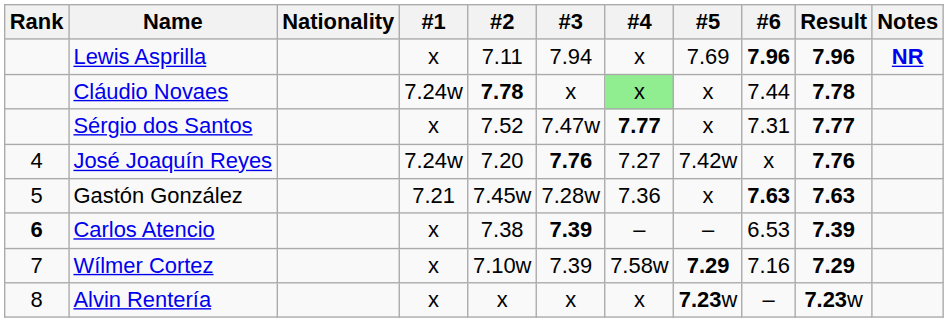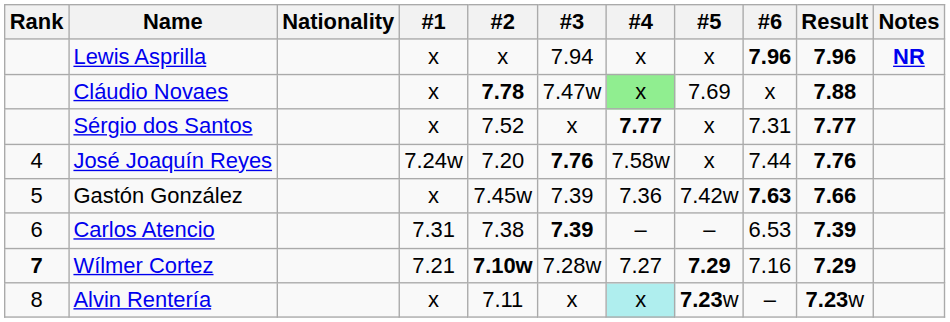(502, 56) 7.11 -> (503, 56) x
(708, 56) 7.69 -> (709, 56) x
(434, 91) 7.24w -> (434, 91) x
(571, 91) x -> (572, 91) 7.47w
(708, 91) x -> (709, 91) 7.69
(769, 91) 7.44 -> (770, 91) x
(834, 91) 7.78 -> (835, 91) 7.88
(571, 126) 7.47w -> (572, 126) x
(639, 160) 7.27 -> (641, 160) 7.58w
(708, 160) 7.42w -> (709, 160) x
(769, 160) x -> (770, 160) 7.44
(434, 195) 7.21 -> (434, 195) x
(571, 195) 7.28w -> (572, 195) 7.39
(708, 195) x -> (709, 195) 7.42w
(834, 195) 7.63 -> (835, 195) 7.66
(37, 230) bold -> (37, 230) normal
(434, 230) x -> (434, 230) 7.31
(37, 265) normal -> (37, 265) bold
(434, 265) x -> (434, 265) 7.21
(502, 265) normal -> (503, 265) bold
(571, 265) 7.39 -> (572, 265) 7.28w
(639, 265) 7.58w -> (641, 265) 7.27
(502, 299) x -> (503, 299) 7.11
(639, 299) no background -> (641, 299) paleturquoise background
